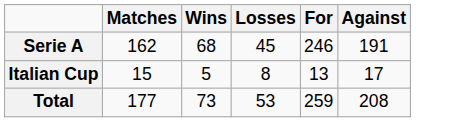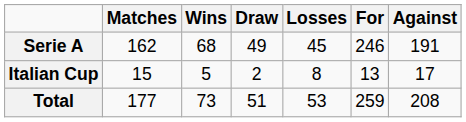+ column: (257, 18)
